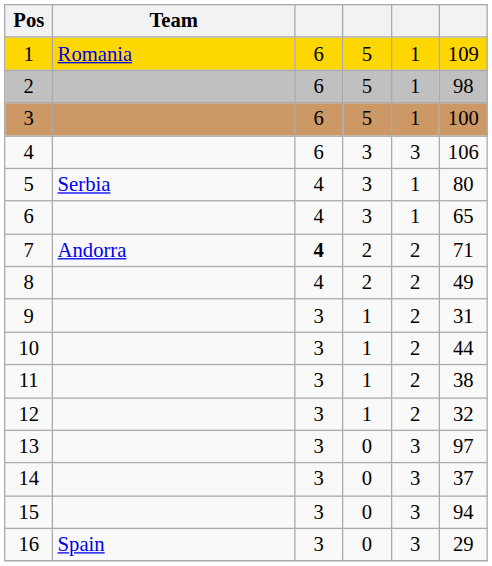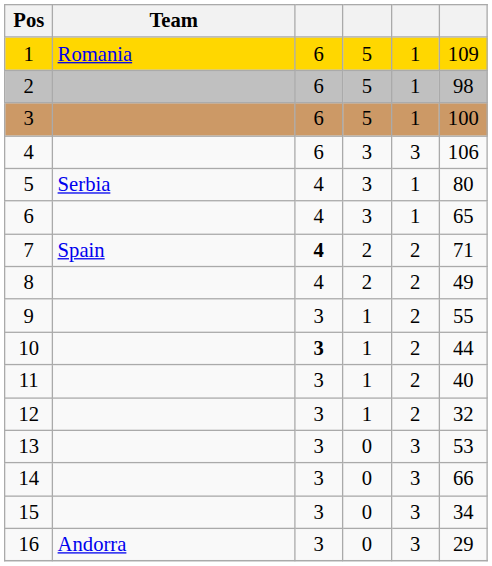(92, 250) Andorra -> (81, 250) Spain
(463, 315) 31 -> (463, 315) 55
(319, 348) normal -> (319, 348) bold
(463, 380) 38 -> (463, 380) 40
(463, 446) 97 -> (463, 446) 53
(463, 479) 37 -> (463, 479) 66
(463, 511) 94 -> (463, 511) 34
(81, 544) Spain -> (92, 544) Andorra
